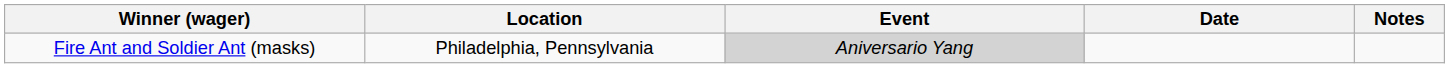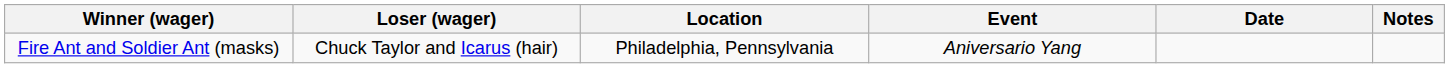+ column: (436, 18)
(904, 47) lightgrey background -> (1012, 47) no background
